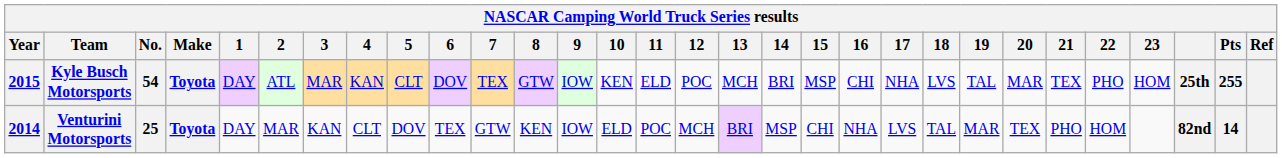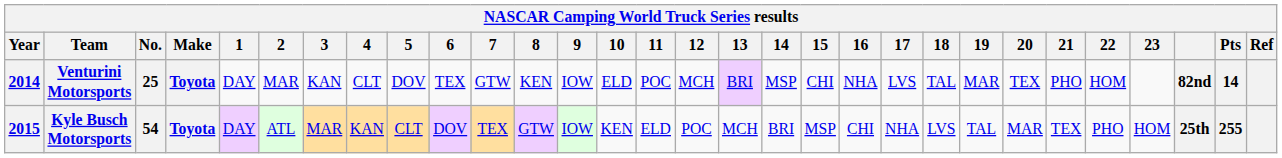rows swapped: (89, 129) <-> (89, 82)
